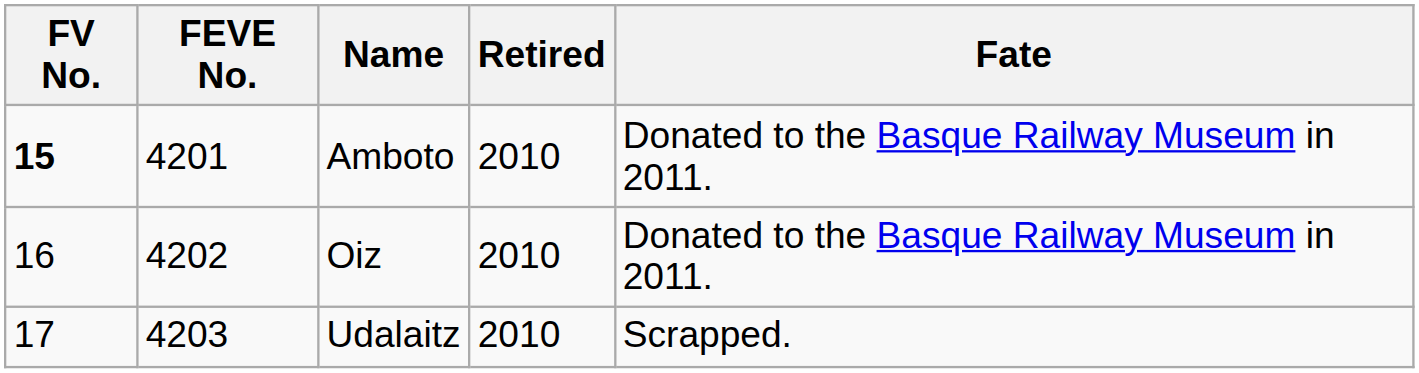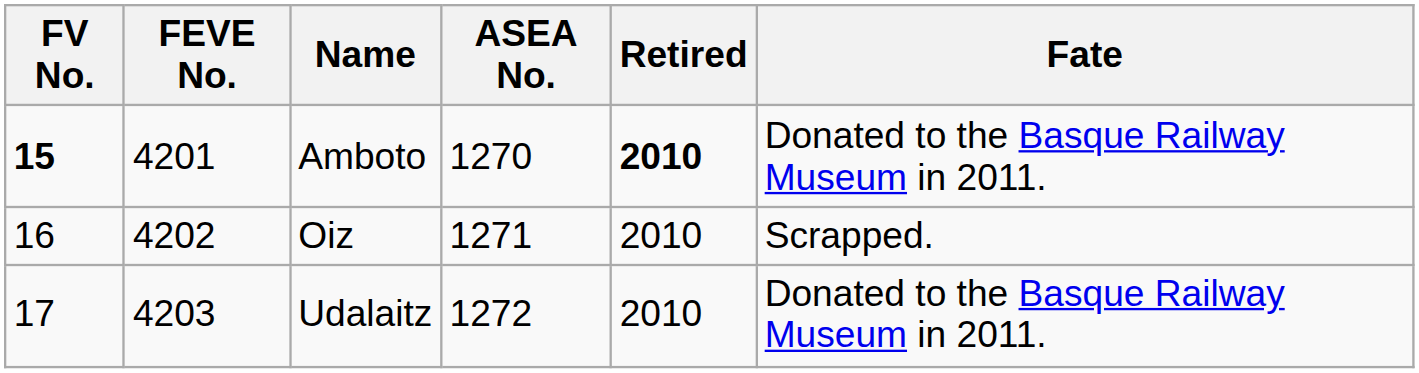+ column: (526, 54)
(519, 155) normal -> (661, 155) bold
(979, 256) Donated to the Basque Railway Museum in 2011. -> (849, 235) Scrapped.
(707, 335) Scrapped. -> (1025, 314) Donated to the Basque Railway Museum in 2011.
